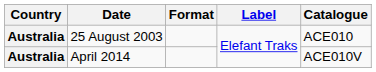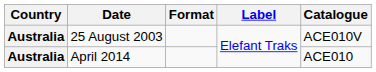(328, 36) ACE010 -> (333, 36) ACE010V
(333, 57) ACE010V -> (328, 57) ACE010
